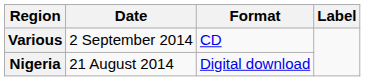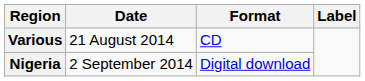(131, 40) 2 September 2014 -> (121, 40) 21 August 2014
(121, 64) 21 August 2014 -> (131, 64) 2 September 2014
